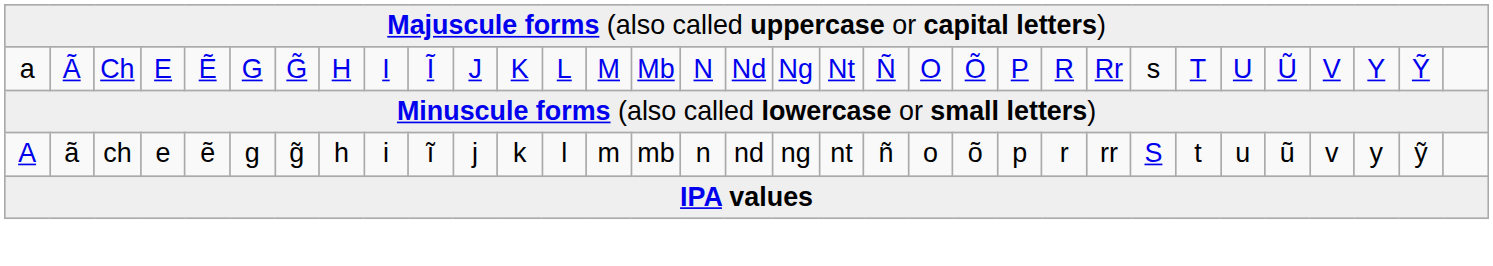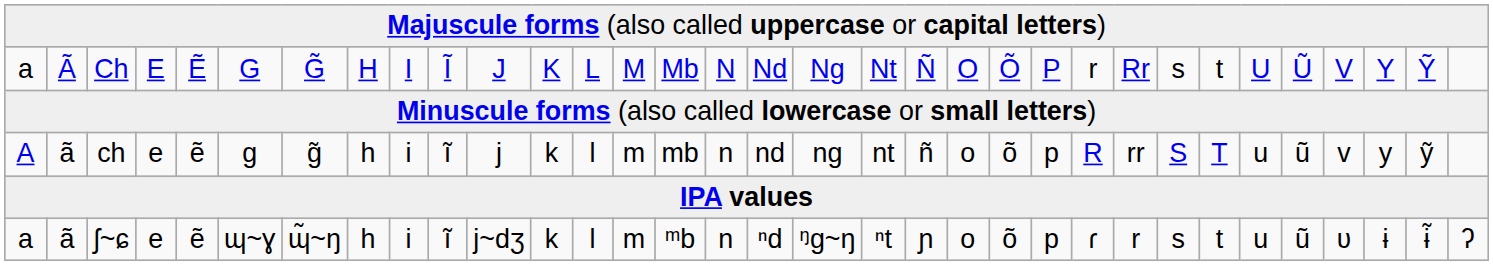(1064, 68) R -> (1093, 68) r
(1198, 68) T -> (1219, 68) t
(1064, 153) r -> (1093, 153) R
(1198, 153) t -> (1219, 153) T
+ row: (111, 238)
